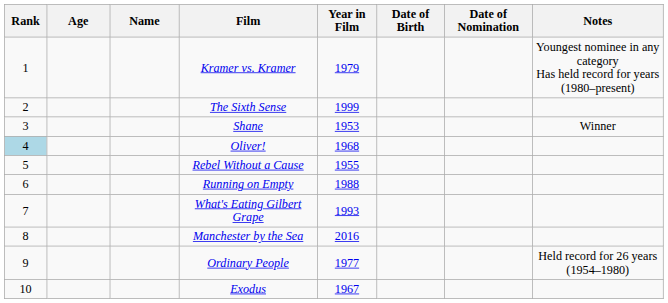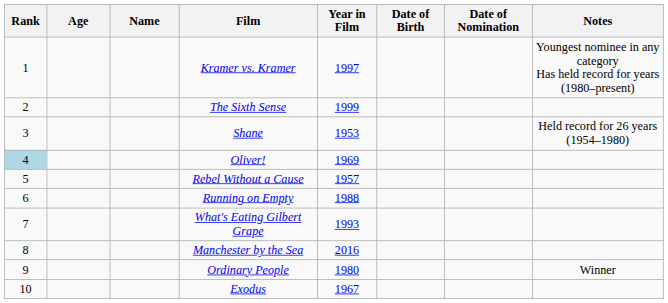(347, 67) 1979 -> (347, 67) 1997
(598, 126) Winner -> (598, 133) Held record for 26 years (1954–1980)
(347, 146) 1968 -> (347, 159) 1969
(347, 165) 1955 -> (347, 178) 1957
(347, 262) 1977 -> (347, 269) 1980
(598, 262) Held record for 26 years (1954–1980) -> (598, 269) Winner
